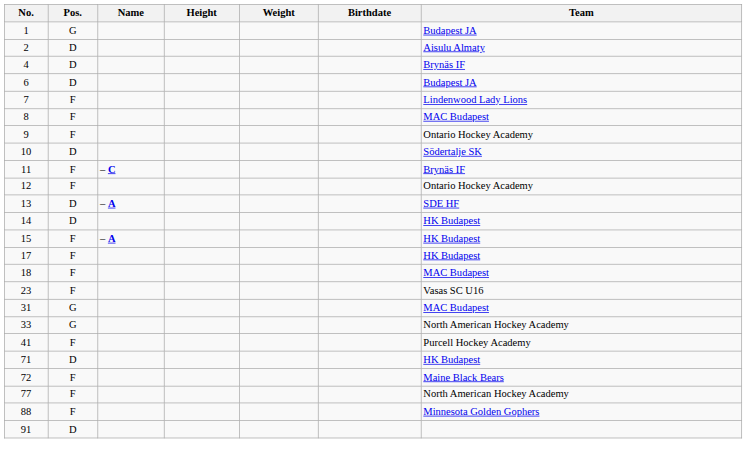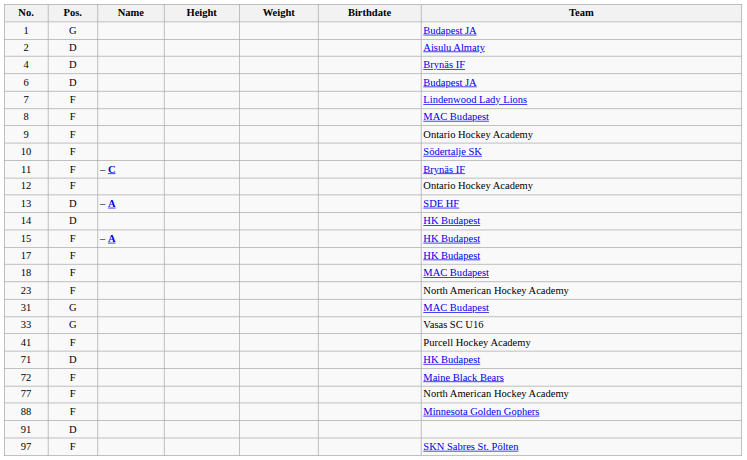(73, 152) D -> (73, 152) F
(453, 290) Vasas SC U16 -> (496, 290) North American Hockey Academy
(496, 325) North American Hockey Academy -> (453, 325) Vasas SC U16
+ row: (26, 446)
